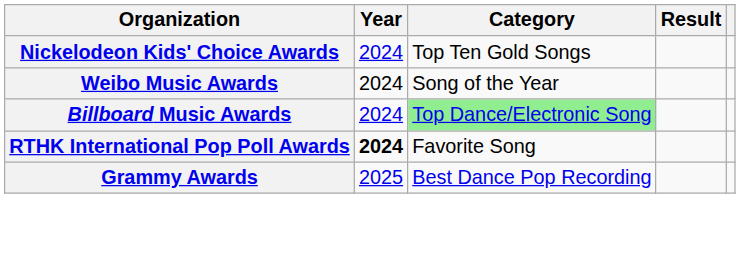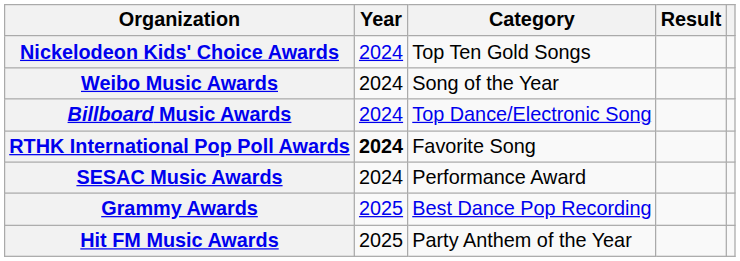(532, 114) lightgreen background -> (532, 114) no background
+ row: (179, 177)
+ row: (179, 240)
